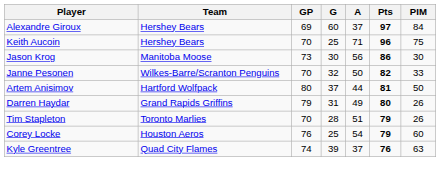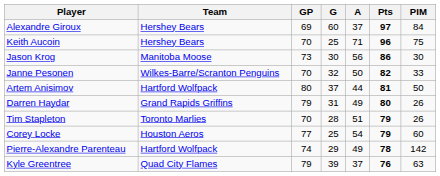(306, 133) 76 -> (306, 133) 77
+ row: (66, 149)
(306, 149) 74 -> (306, 164) 79
